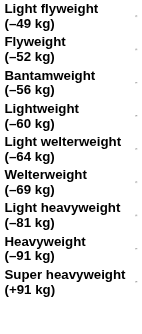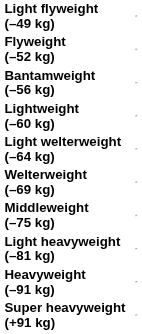+ row: (47, 215)
